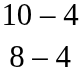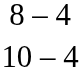rows swapped: (40, 56) <-> (40, 14)
